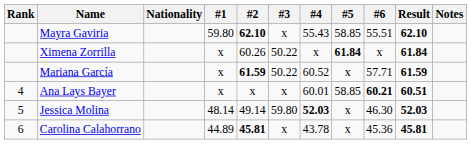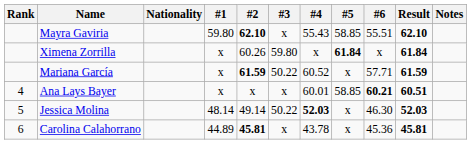(284, 52) 50.22 -> (284, 52) 59.80
(284, 110) 59.80 -> (284, 110) 50.22
